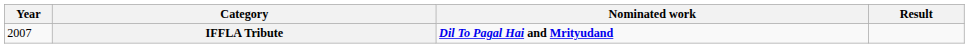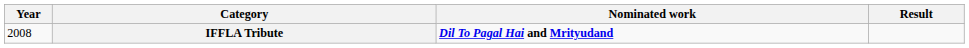(19, 33) 2007 -> (19, 33) 2008
